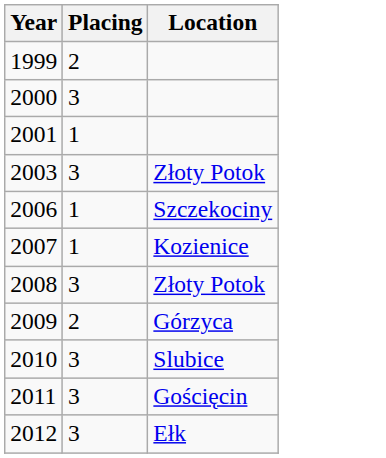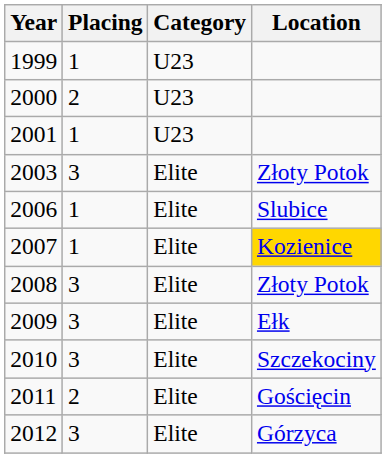+ column: (200, 23)
(74, 60) 2 -> (74, 60) 1
(74, 97) 3 -> (74, 97) 2
(213, 209) Szczekociny -> (292, 209) Slubice
(201, 246) no background -> (305, 246) gold background
(74, 321) 2 -> (74, 321) 3
(193, 321) Górzyca -> (273, 321) Ełk
(189, 358) Slubice -> (316, 358) Szczekociny
(74, 396) 3 -> (74, 396) 2
(170, 433) Ełk -> (297, 433) Górzyca
